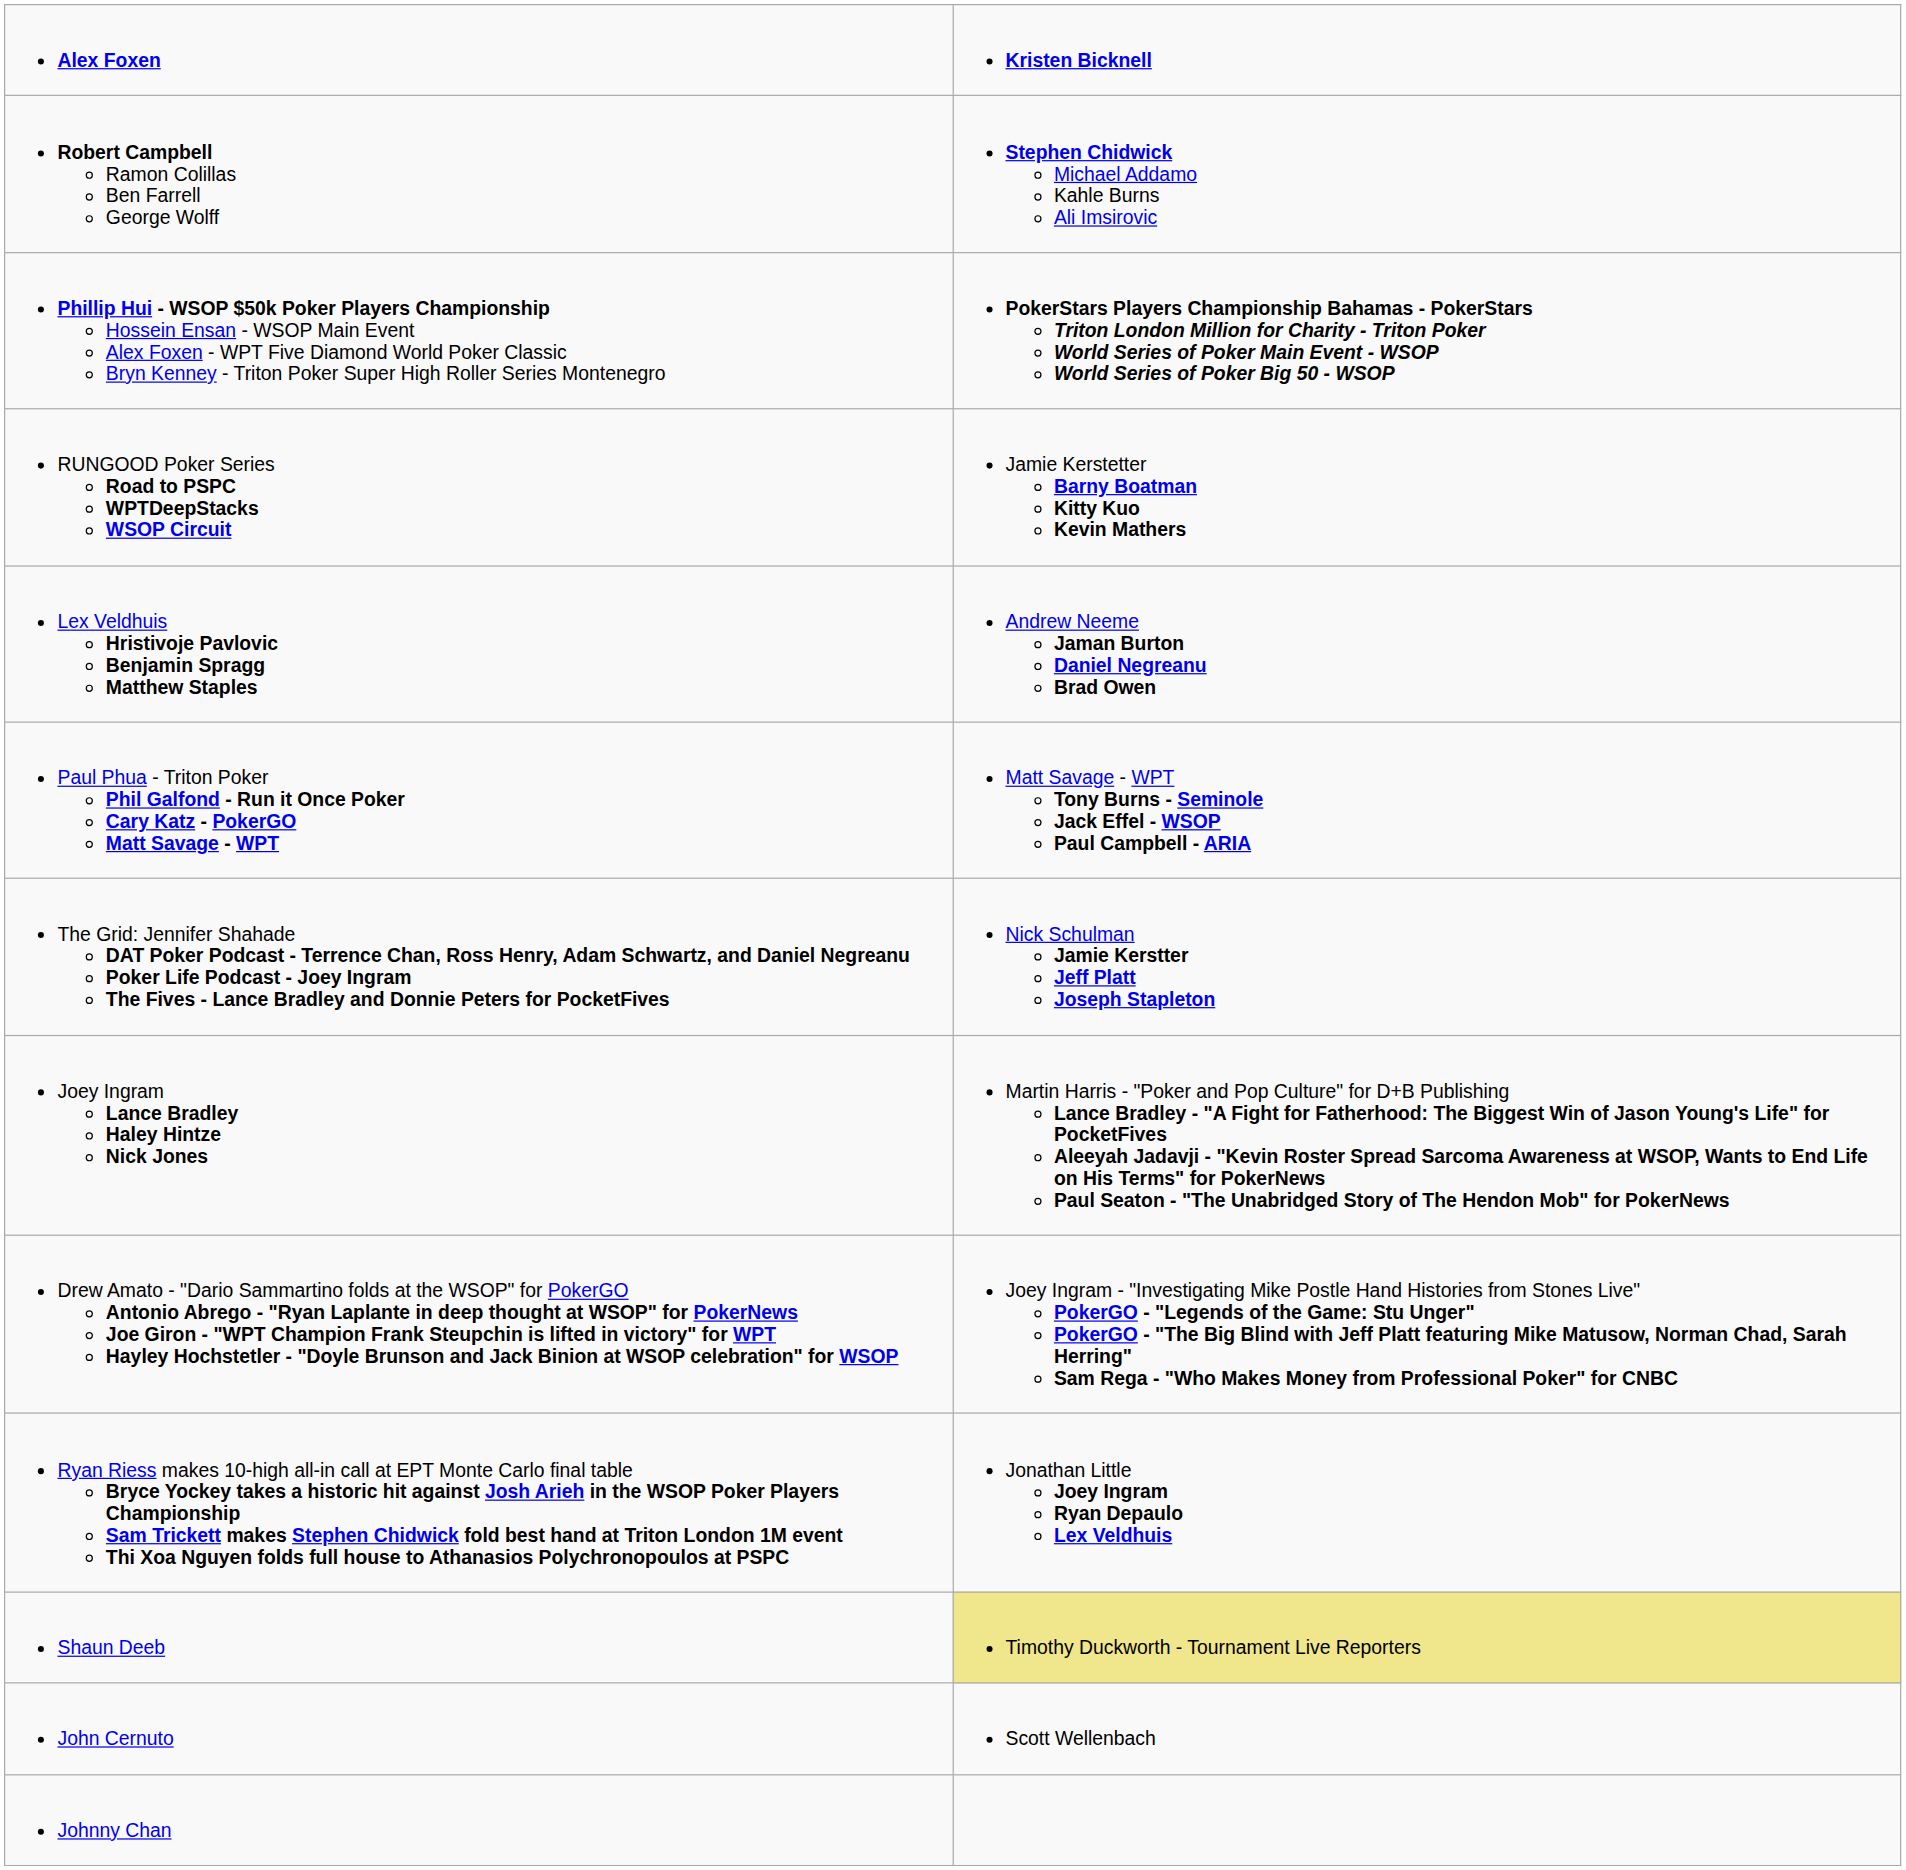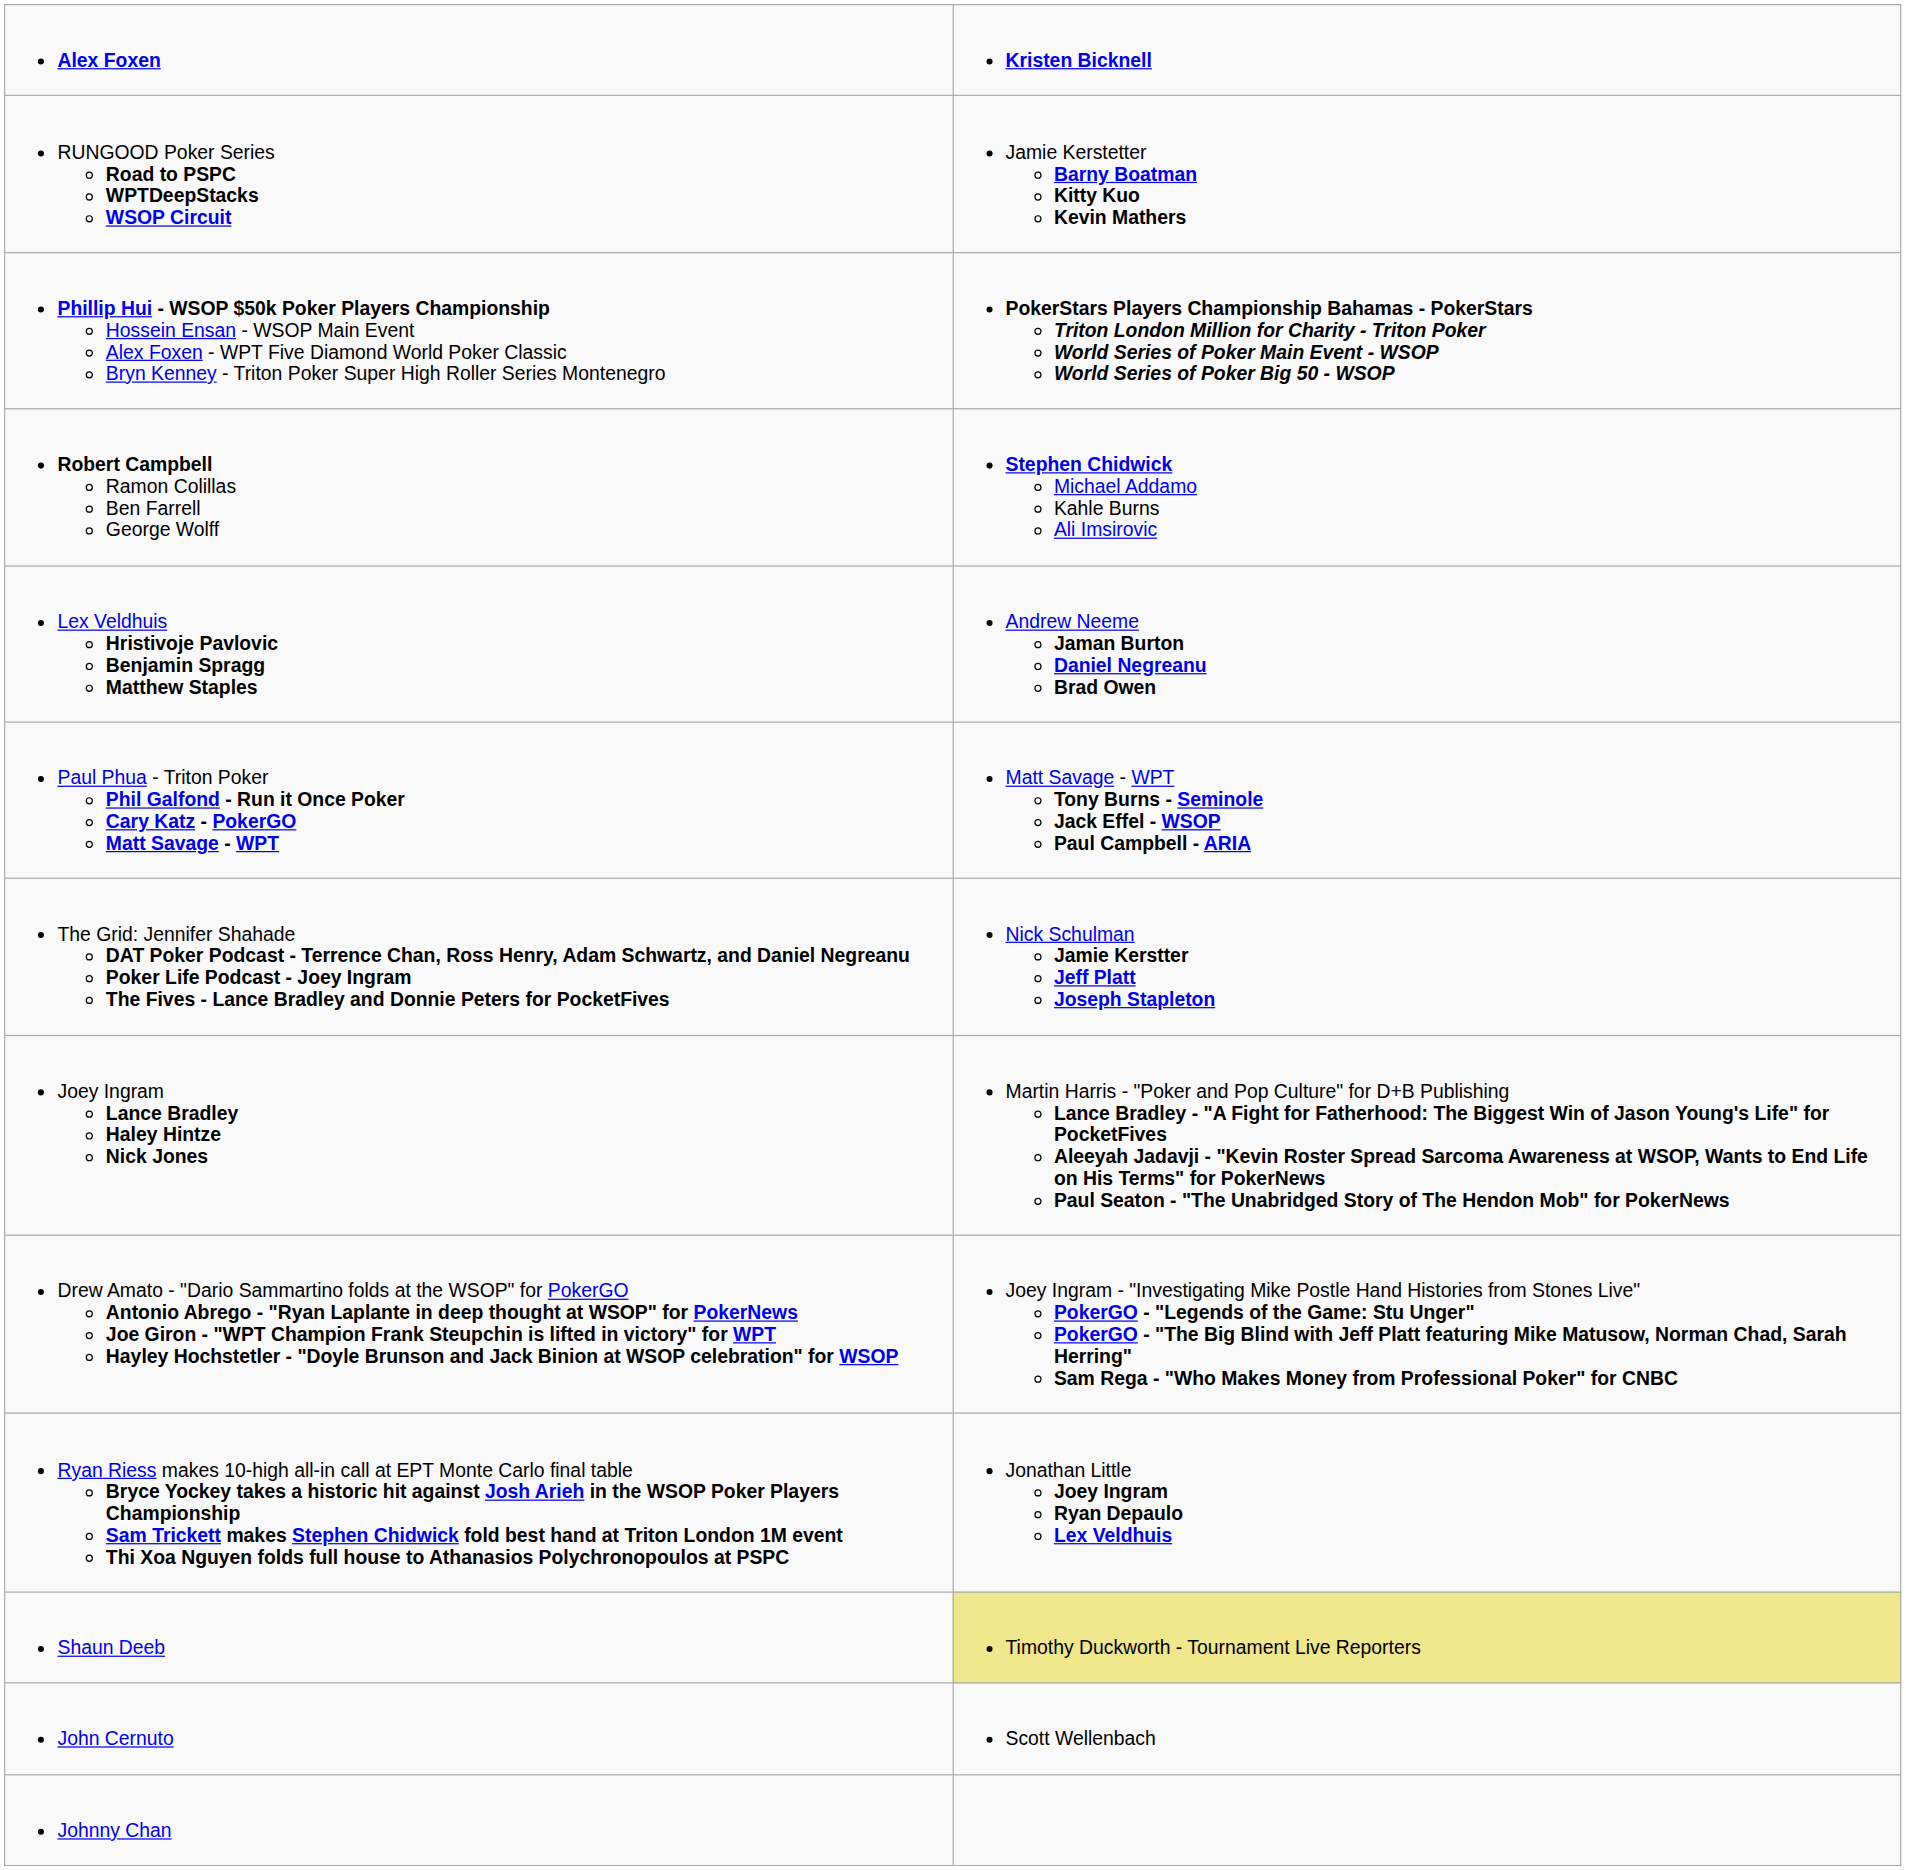rows swapped: (479, 185) <-> (479, 498)
